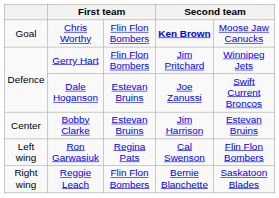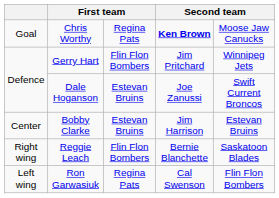(129, 33) Flin Flon Bombers -> (129, 33) Regina Pats
rows swapped: (75, 152) <-> (75, 179)
